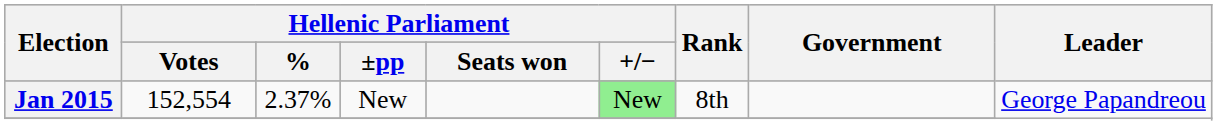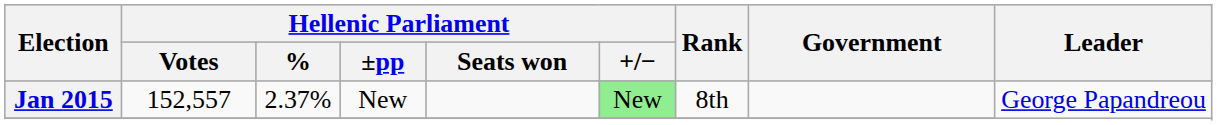(189, 99) 152,554 -> (189, 99) 152,557
